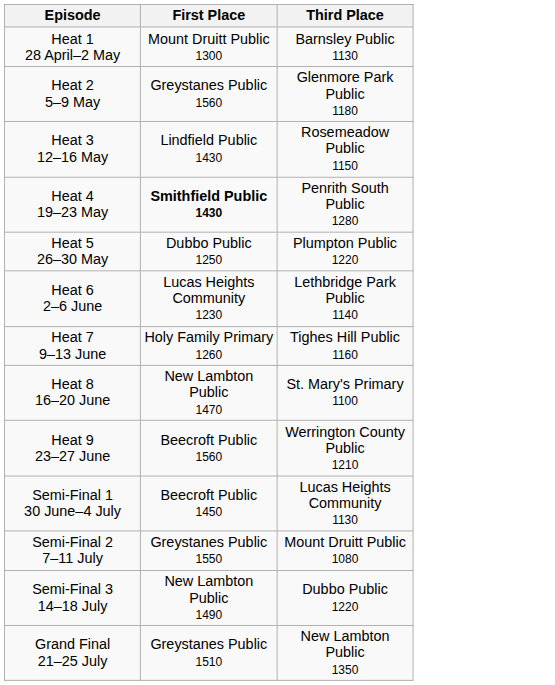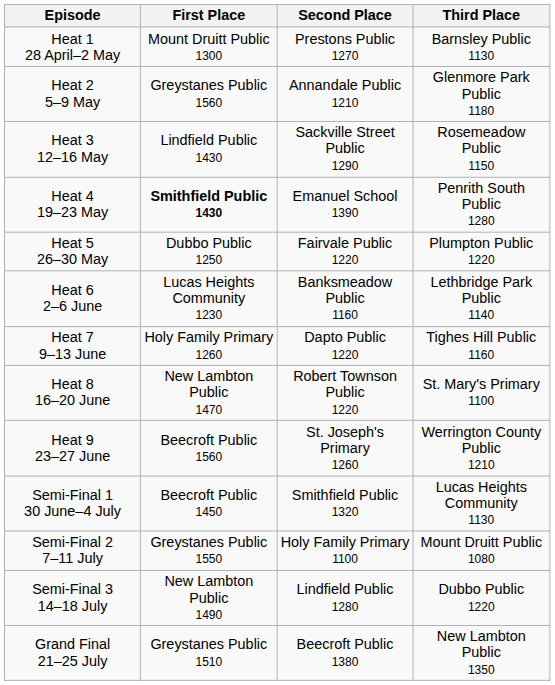+ column: (345, 15)
